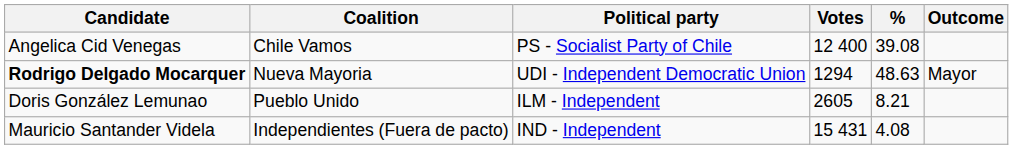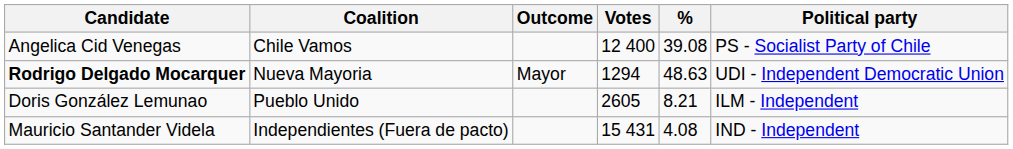columns swapped: (661, 18) <-> (966, 18)
